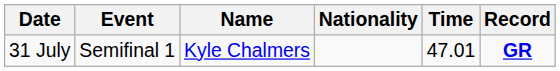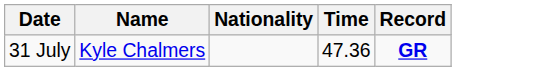- column: (127, 19)
(451, 50) 47.01 -> (346, 50) 47.36
